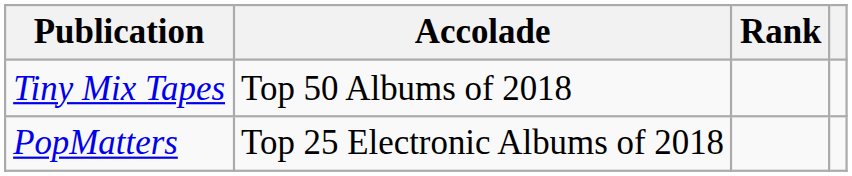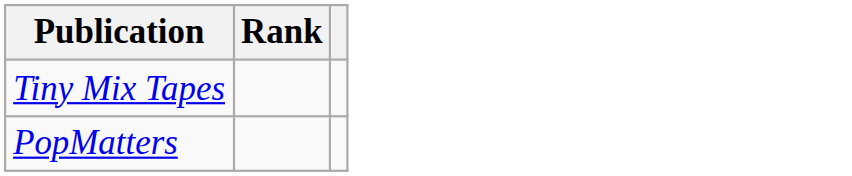- column: (483, 32)
